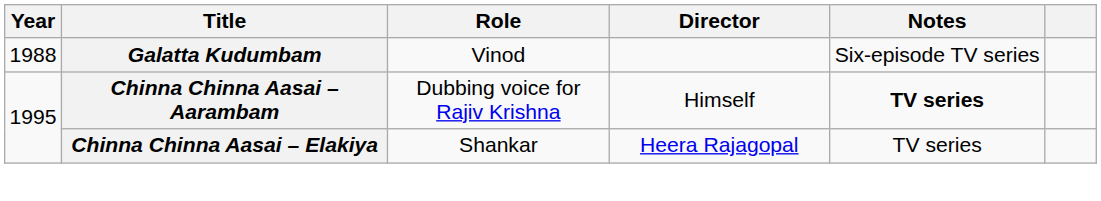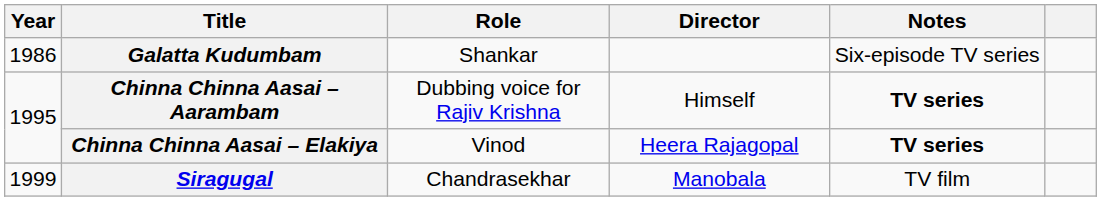(33, 54) 1988 -> (33, 54) 1986
(498, 54) Vinod -> (498, 54) Shankar
(498, 145) Shankar -> (498, 145) Vinod
(937, 145) normal -> (937, 145) bold
+ row: (225, 178)
